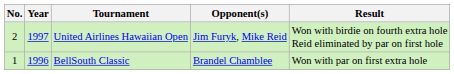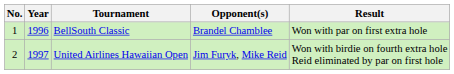rows swapped: (92, 61) <-> (121, 37)
